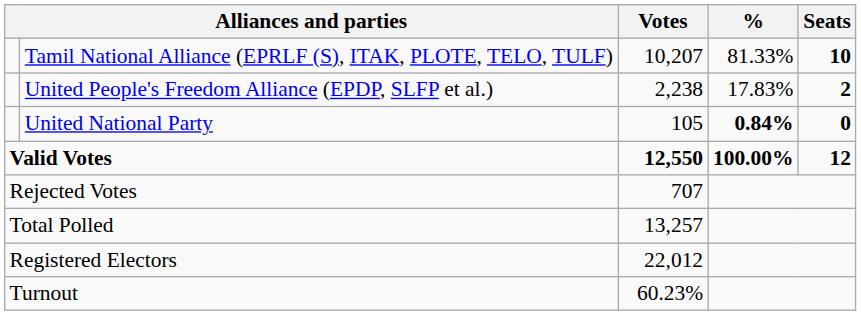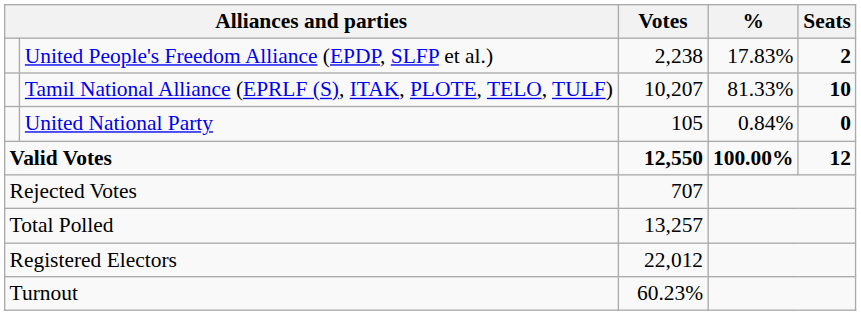rows swapped: (319, 55) <-> (259, 89)
(764, 123) bold -> (766, 123) normal
